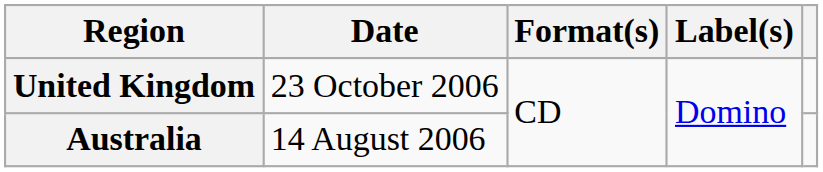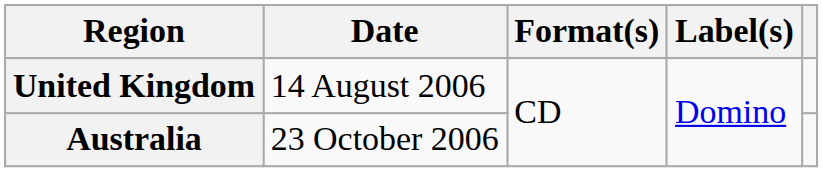(385, 85) 23 October 2006 -> (378, 85) 14 August 2006
(378, 138) 14 August 2006 -> (385, 138) 23 October 2006
